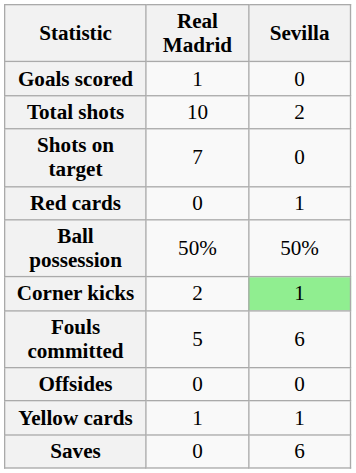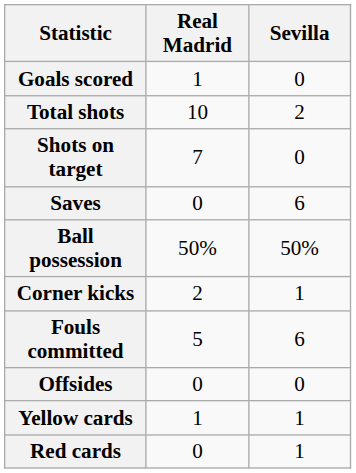rows swapped: (76, 451) <-> (76, 202)
(300, 293) lightgreen background -> (300, 293) no background
